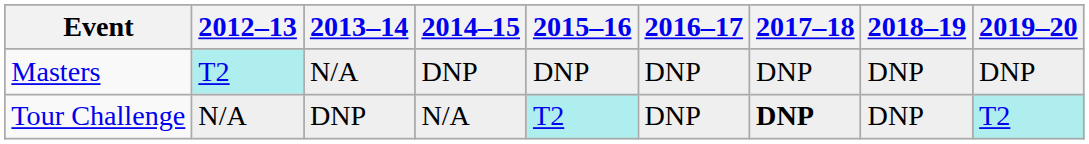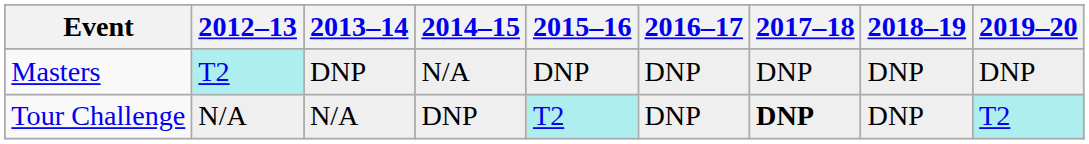(334, 71) N/A -> (338, 71) DNP
(450, 71) DNP -> (446, 71) N/A
(338, 116) DNP -> (334, 116) N/A
(446, 116) N/A -> (450, 116) DNP
